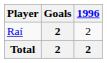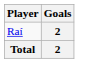- column: (88, 13)
